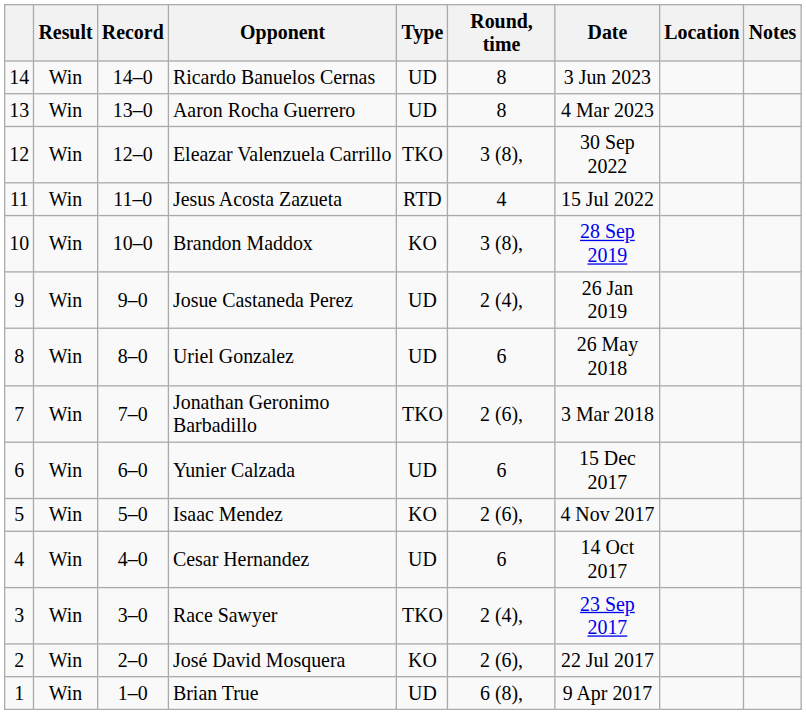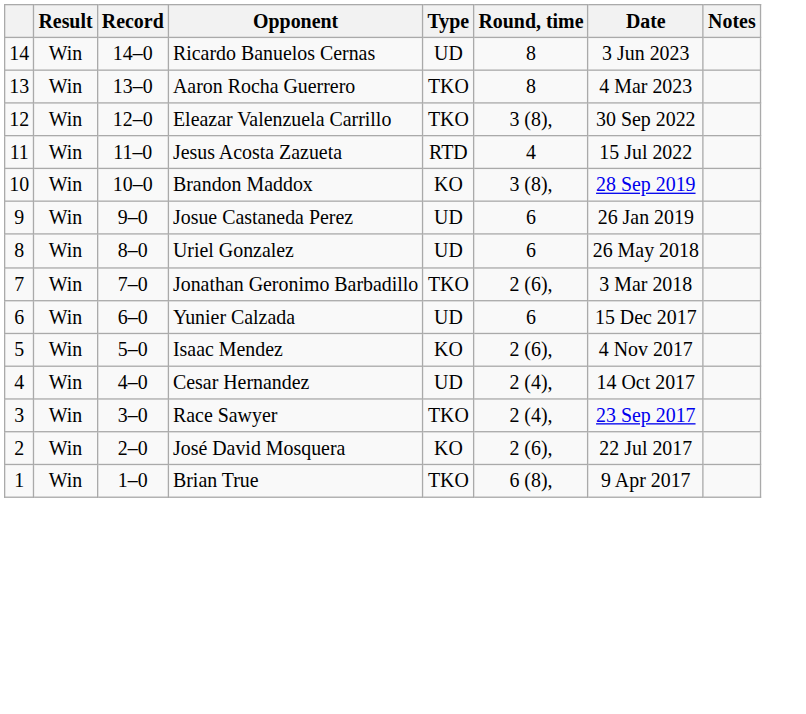- column: (702, 32)
(422, 110) UD -> (448, 86) TKO
(502, 300) 2 (4), -> (531, 218) 6
(502, 559) 6 -> (531, 382) 2 (4),
(422, 692) UD -> (448, 480) TKO
